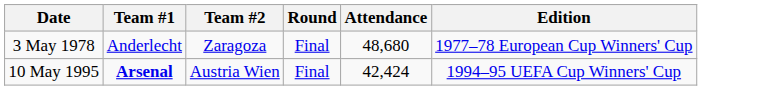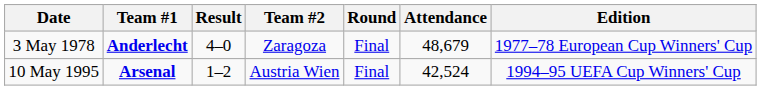+ column: (219, 17)
(144, 44) normal -> (147, 44) bold
(386, 44) 48,680 -> (446, 44) 48,679
(386, 71) 42,424 -> (446, 71) 42,524
